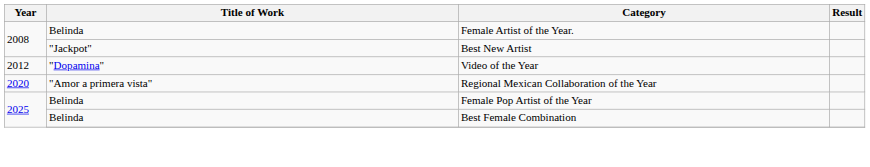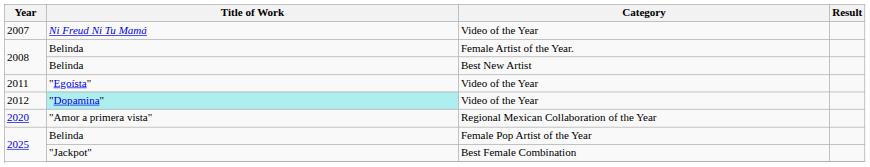+ row: (18, 30)
(70, 48) "Jackpot" -> (66, 65) Belinda
+ row: (18, 83)
(77, 65) no background -> (77, 100) paleturquoise background
(66, 118) Belinda -> (70, 153) "Jackpot"
